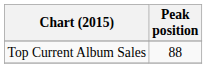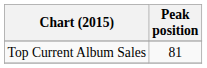(175, 52) 88 -> (175, 52) 81
